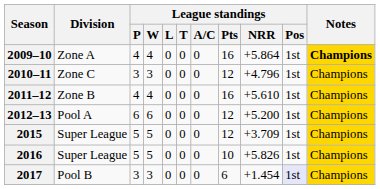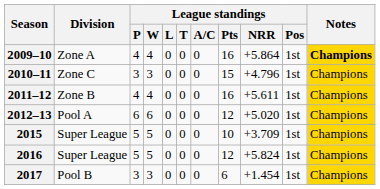(227, 74) 12 -> (227, 74) 15
(262, 94) +5.610 -> (261, 94) +5.611
(262, 114) +5.200 -> (262, 114) +5.020
(227, 134) 12 -> (227, 134) 10
(227, 154) 10 -> (227, 154) 12
(262, 154) +5.826 -> (262, 154) +5.824
(293, 174) lavender background -> (293, 174) no background
